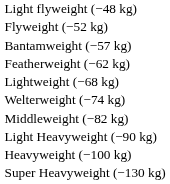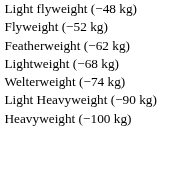- row: (68, 45)
- row: (67, 118)
- row: (85, 173)
